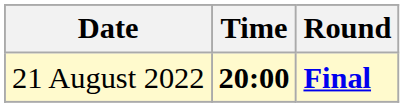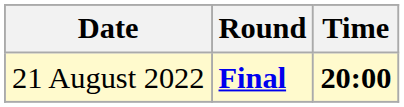columns swapped: (254, 28) <-> (347, 28)
